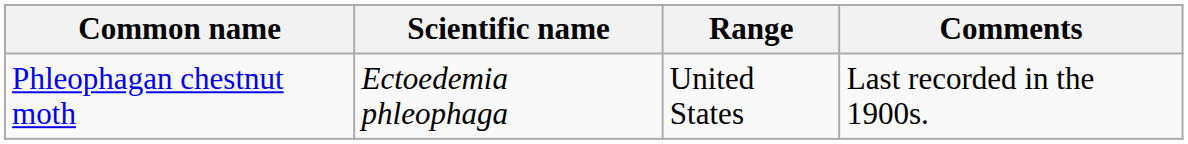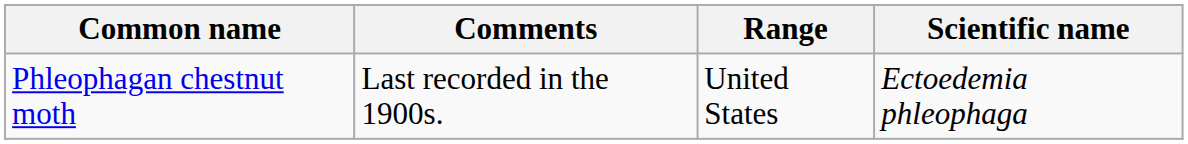columns swapped: (508, 29) <-> (1011, 29)
